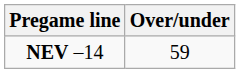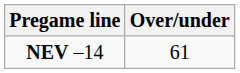(180, 52) 59 -> (180, 52) 61
